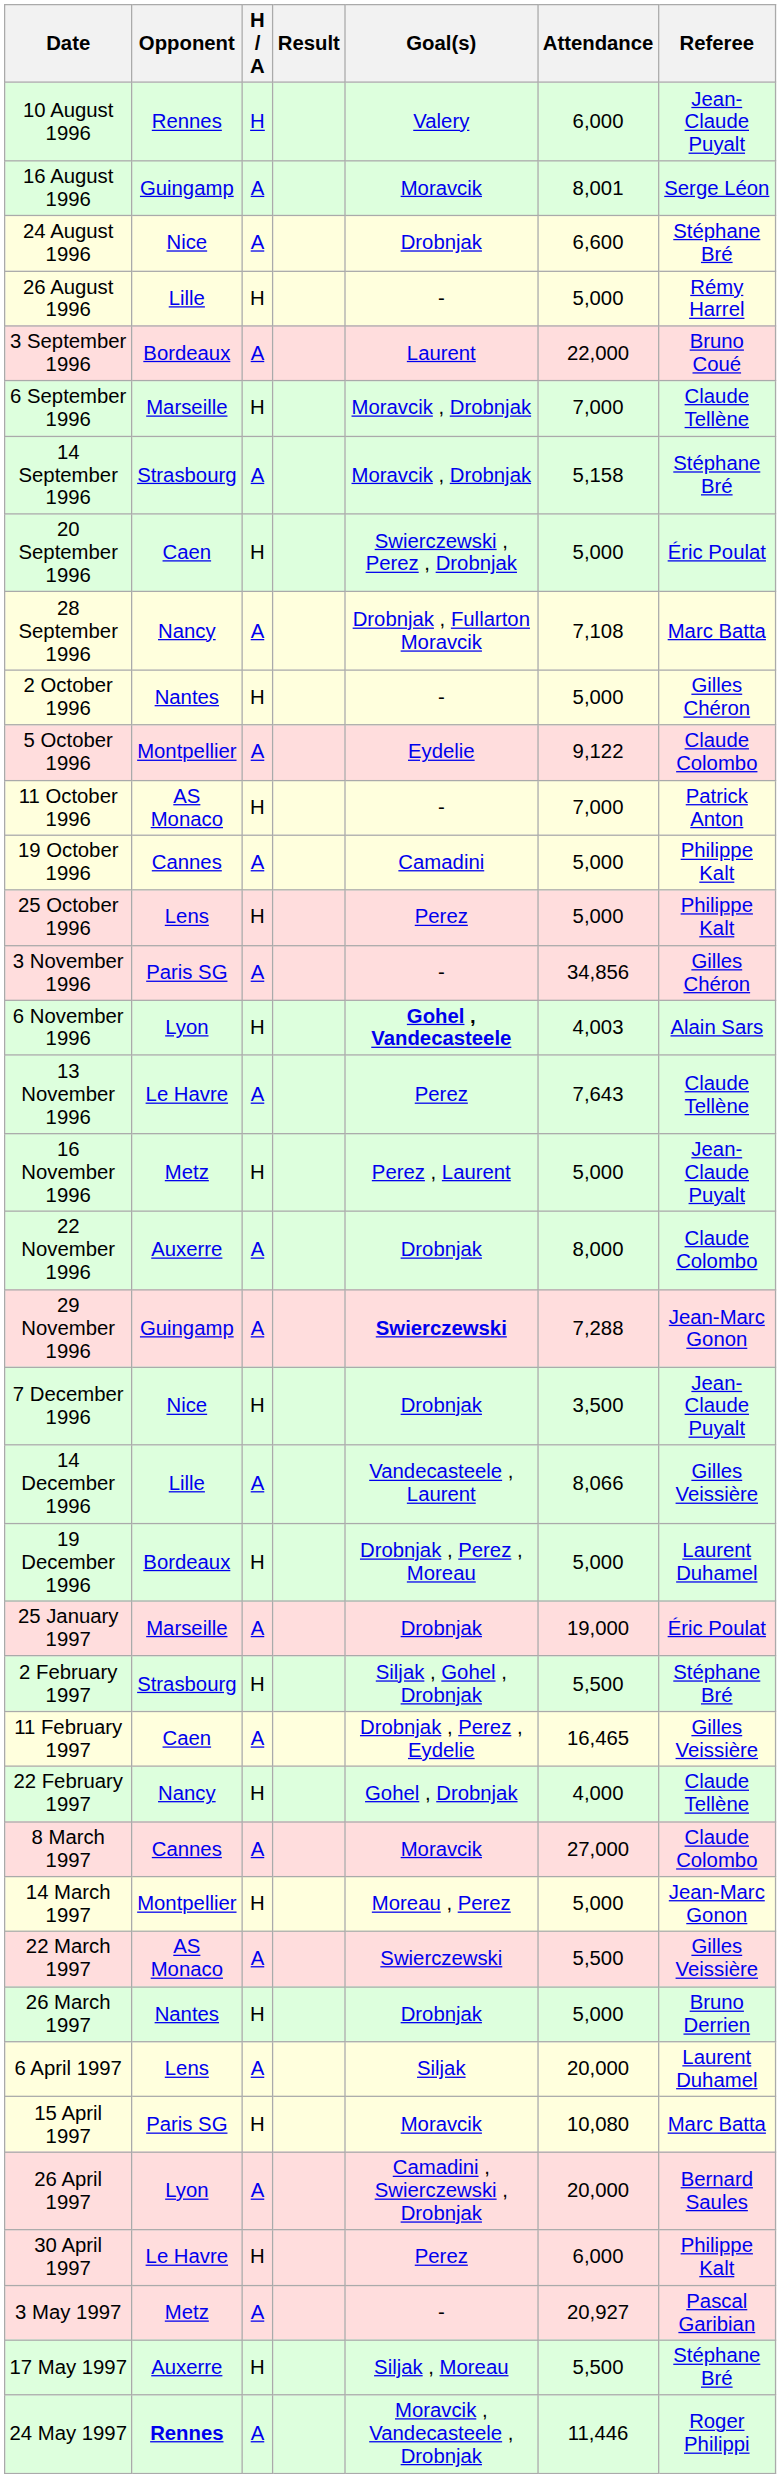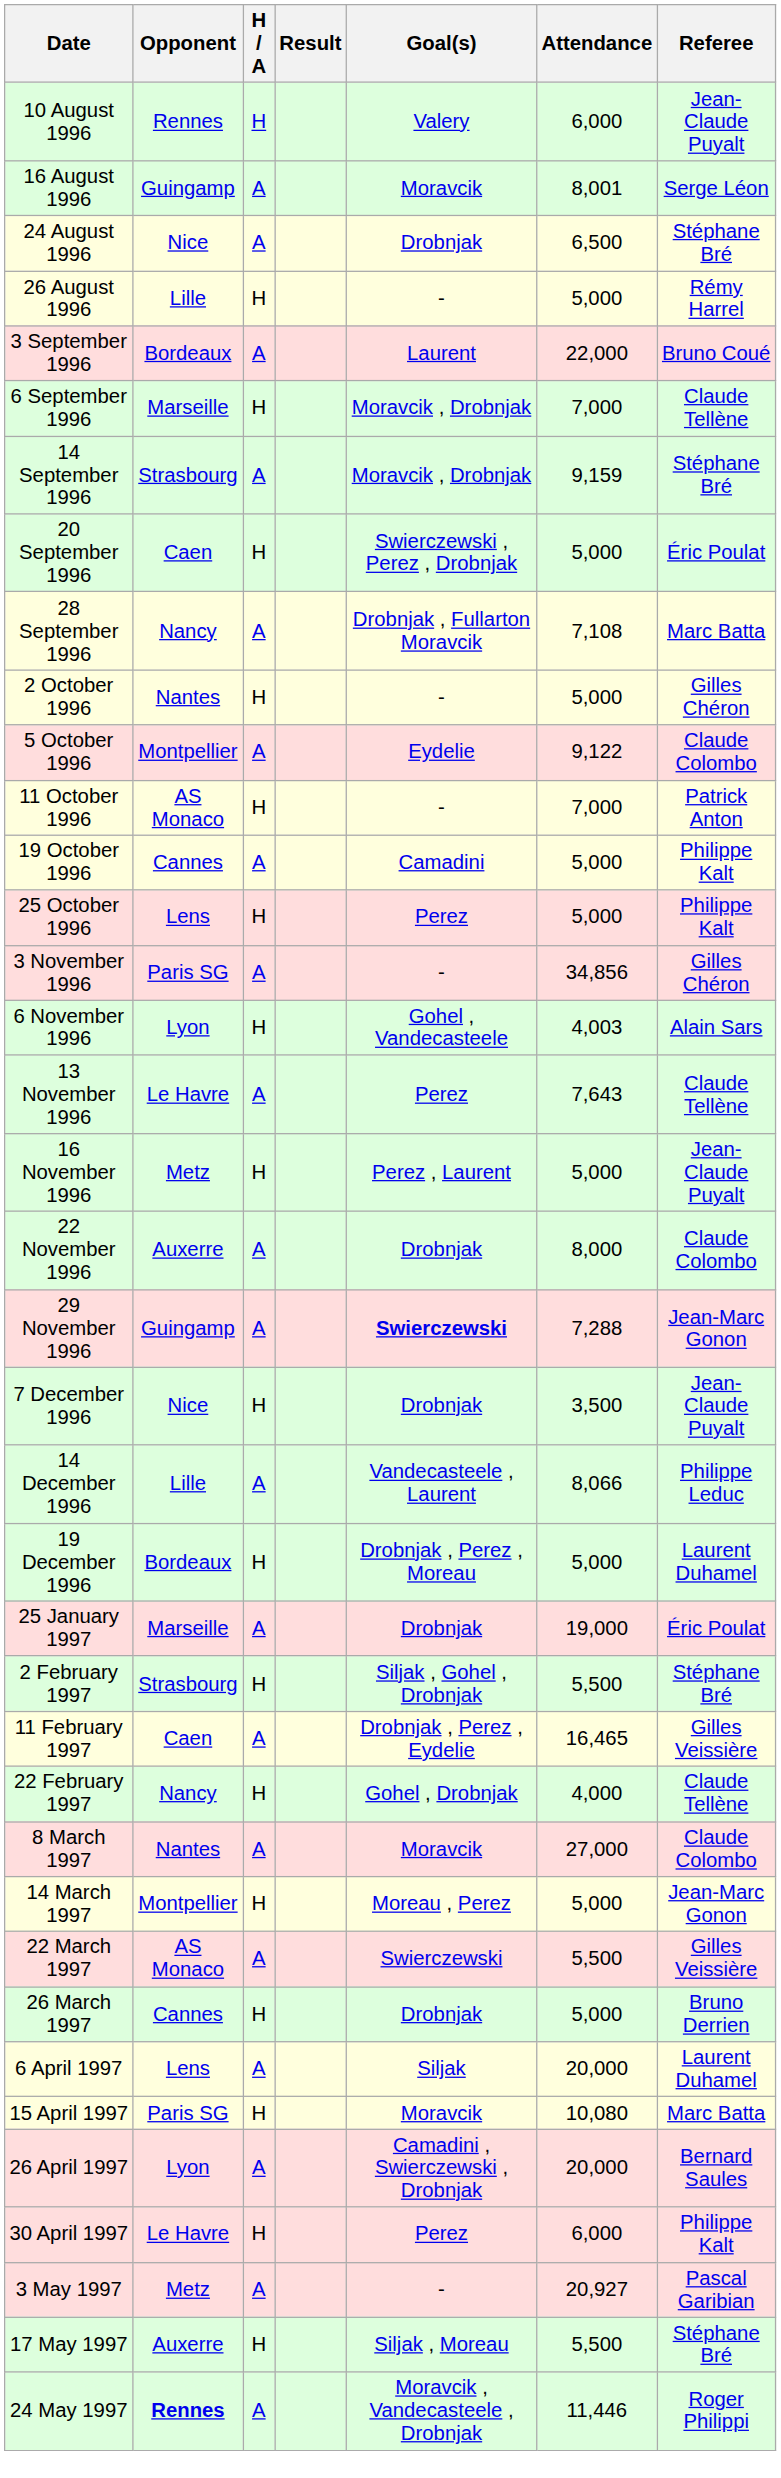(598, 243) 6,600 -> (597, 243) 6,500
(598, 474) 5,158 -> (597, 474) 9,159
(441, 1027) bold -> (441, 1027) normal
(717, 1483) Gilles Veissière -> (716, 1483) Philippe Leduc
(187, 1848) Cannes -> (188, 1848) Nantes
(187, 2014) Nantes -> (188, 2014) Cannes
